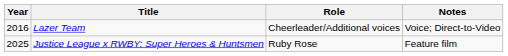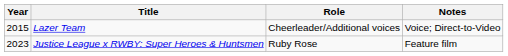(18, 28) 2016 -> (18, 28) 2015
(18, 43) 2025 -> (18, 43) 2023
